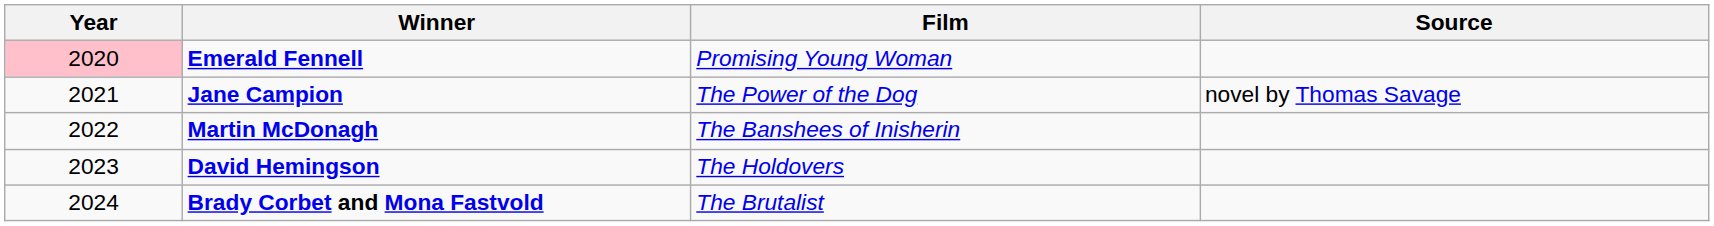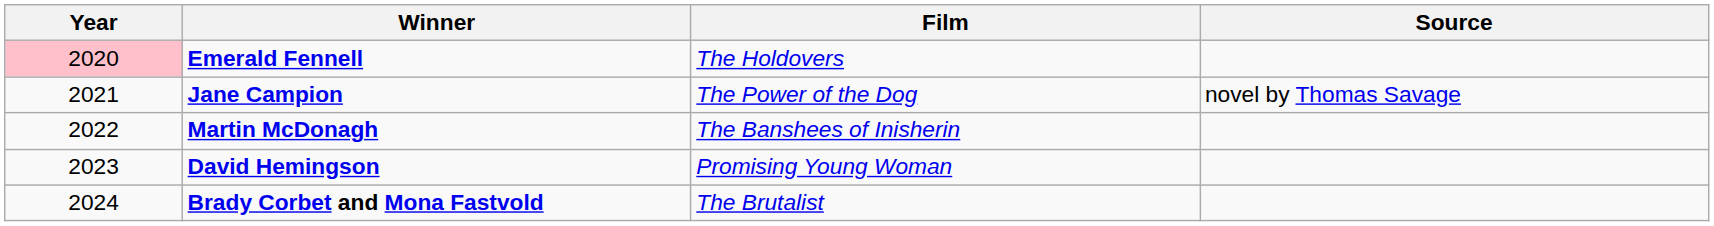(824, 58) Promising Young Woman -> (770, 58) The Holdovers
(770, 166) The Holdovers -> (824, 166) Promising Young Woman
